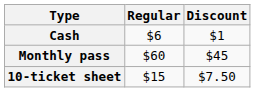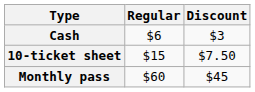(217, 35) $1 -> (217, 35) $3
rows swapped: (64, 56) <-> (64, 76)
